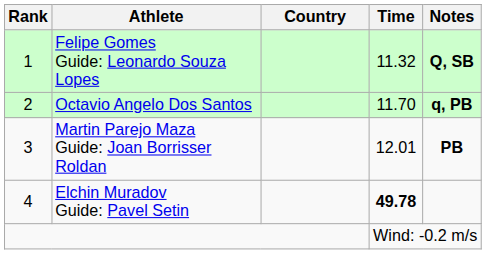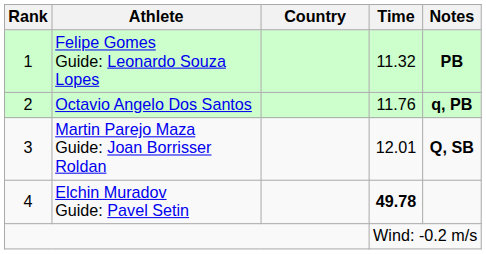(452, 61) Q, SB -> (452, 61) PB
(396, 104) 11.70 -> (396, 104) 11.76
(452, 148) PB -> (452, 148) Q, SB
